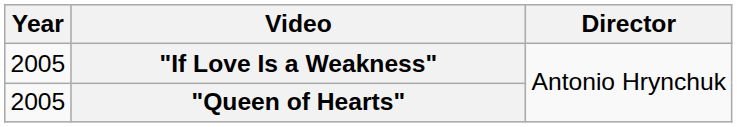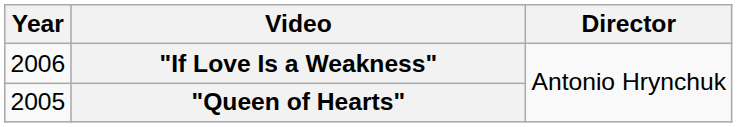(38, 63) 2005 -> (38, 63) 2006
